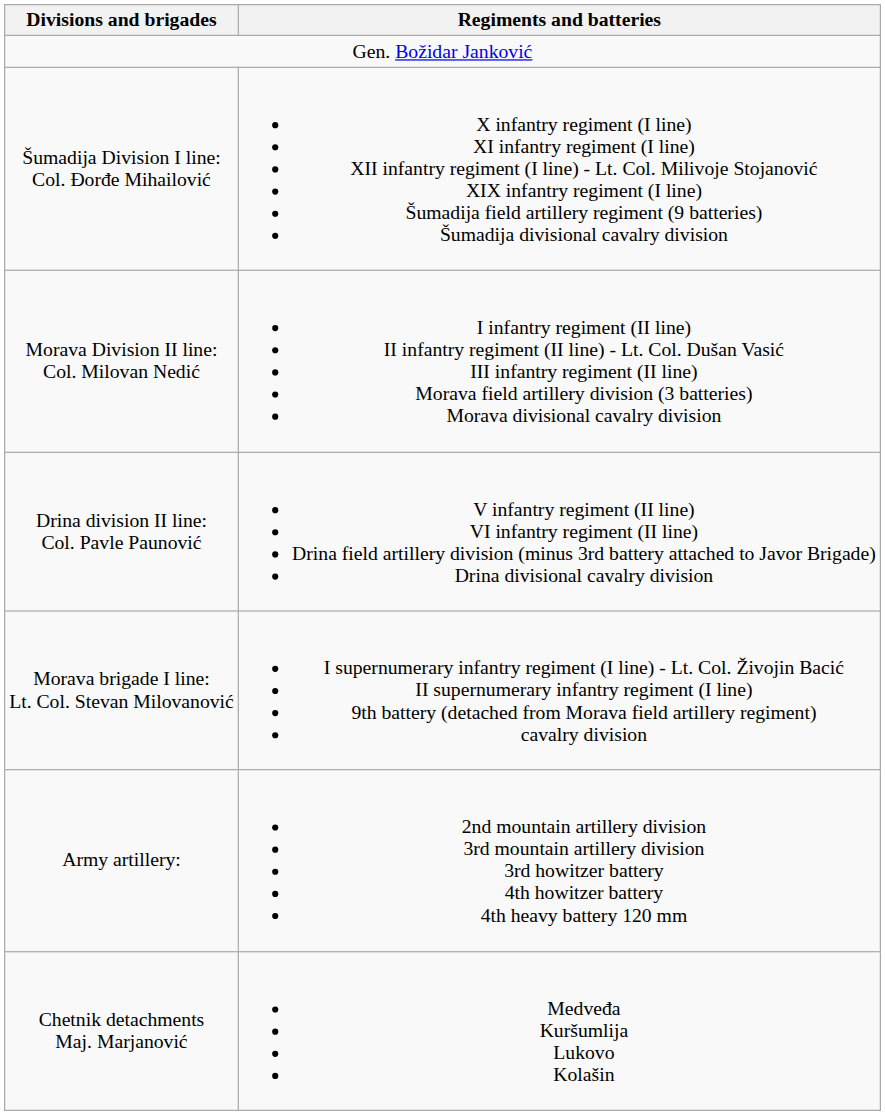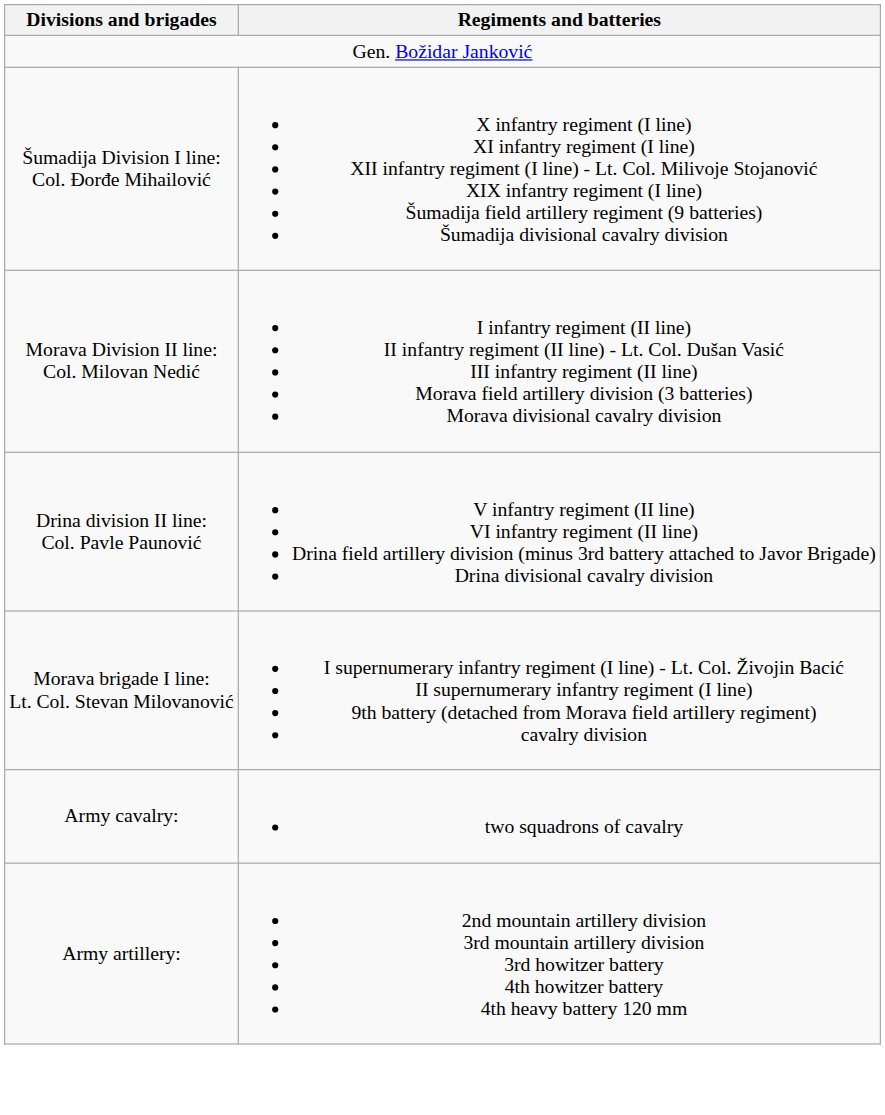+ row: (121, 816)
- row: (121, 1030)
